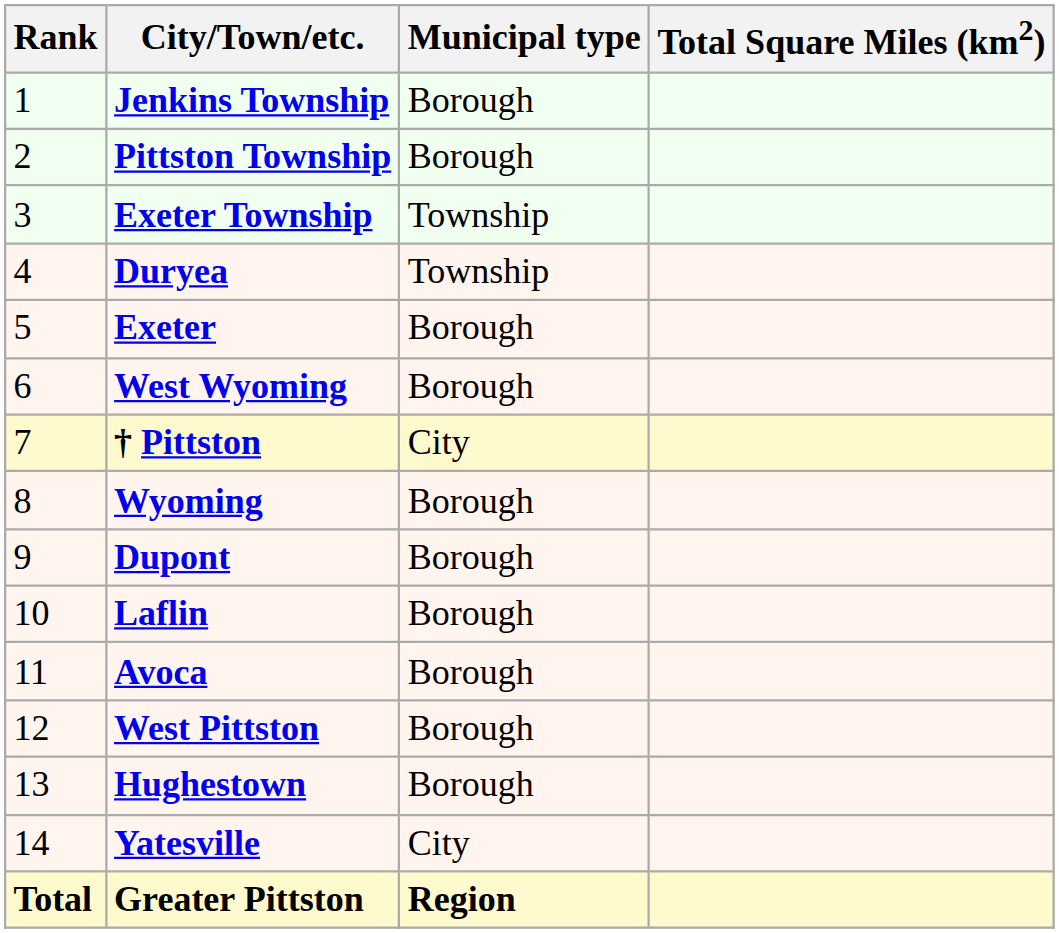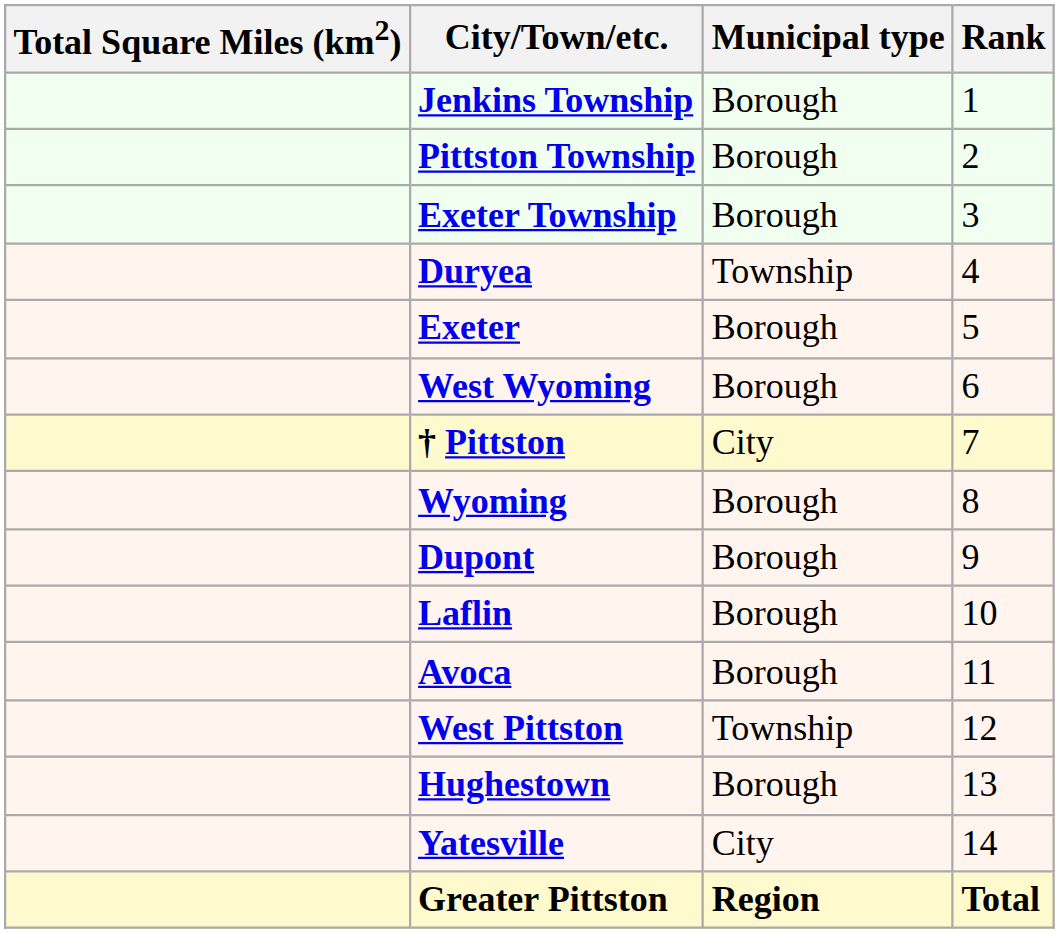columns swapped: (55, 37) <-> (851, 37)
(479, 214) Township -> (775, 214) Borough
(471, 727) Borough -> (783, 727) Township
